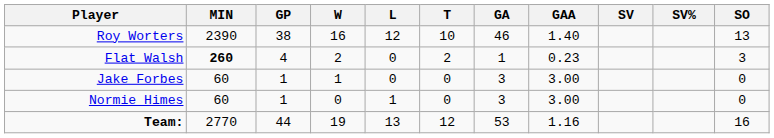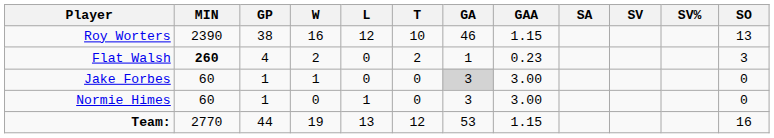+ column: (585, 15)
(564, 37) 1.40 -> (526, 37) 1.15
(502, 79) no background -> (468, 79) lightgrey background
(564, 122) 1.16 -> (526, 122) 1.15
